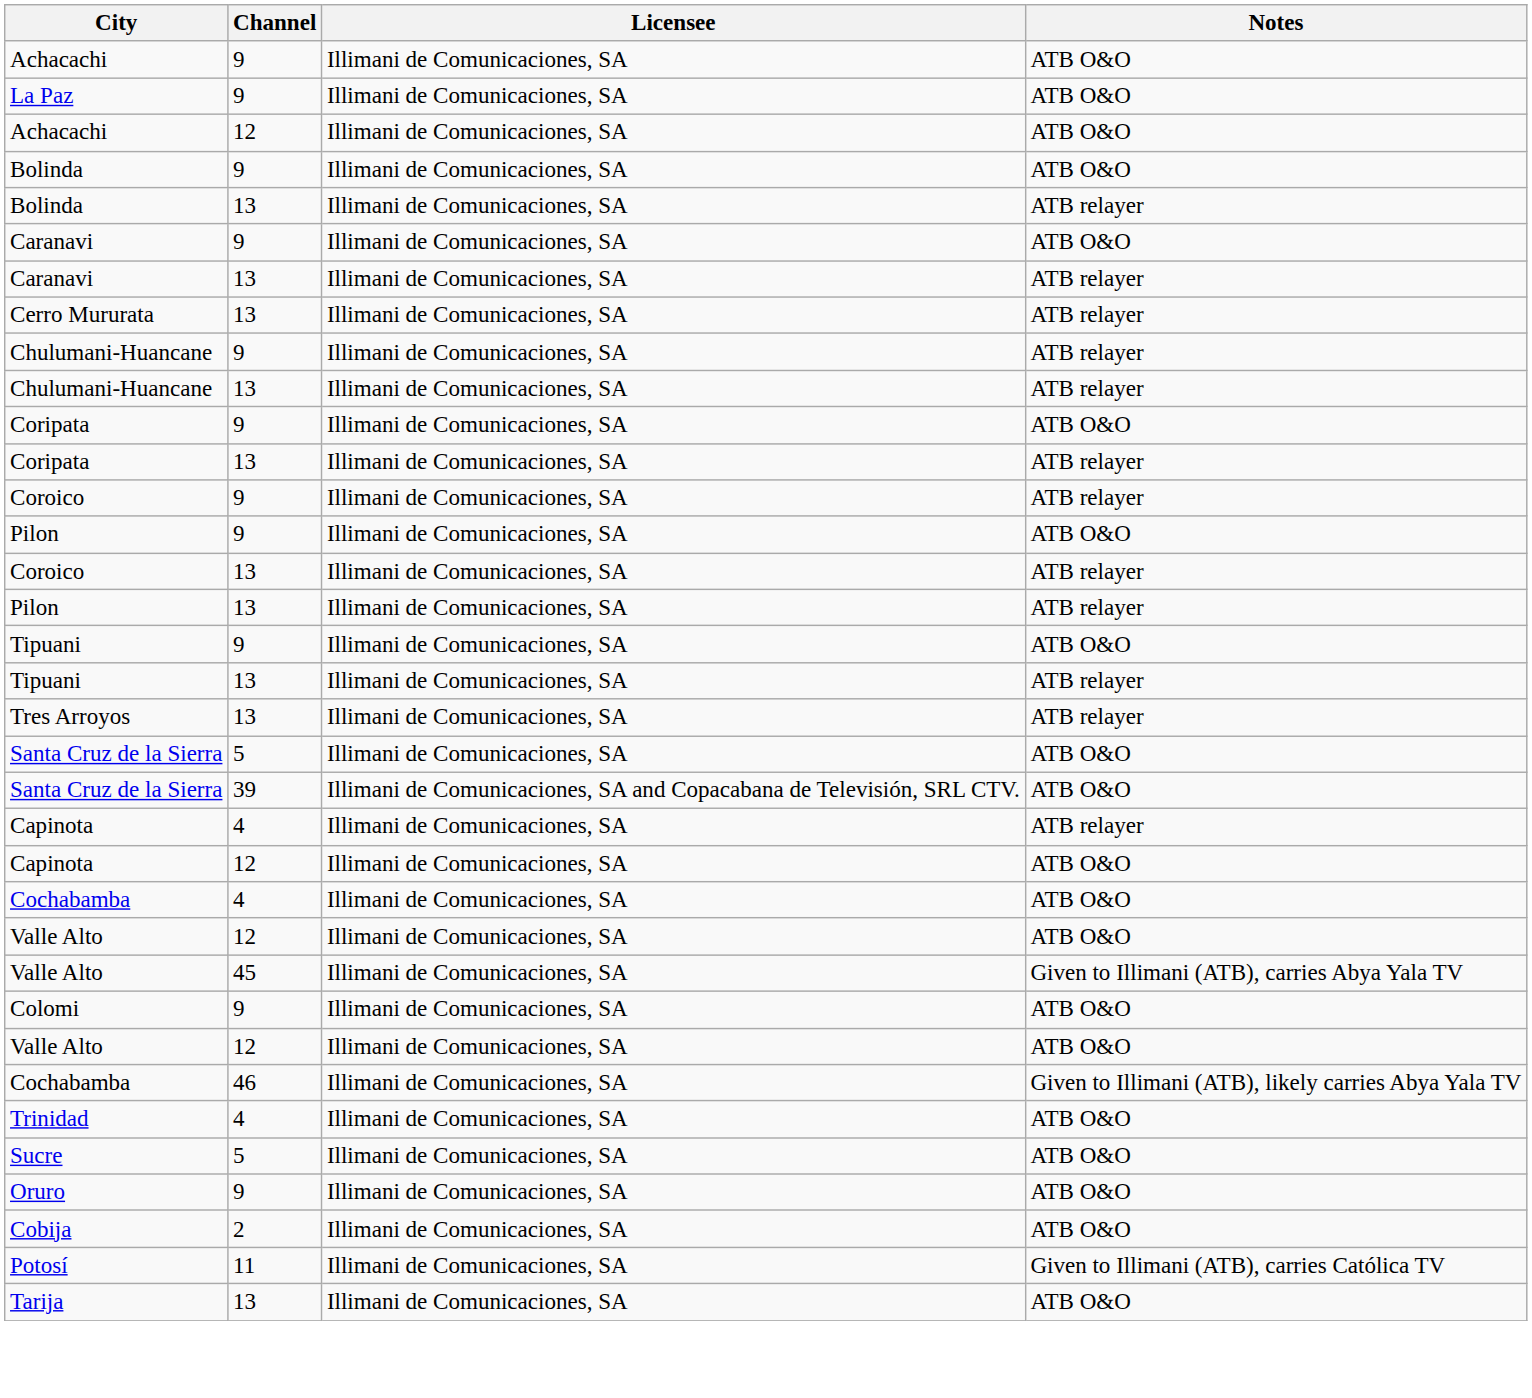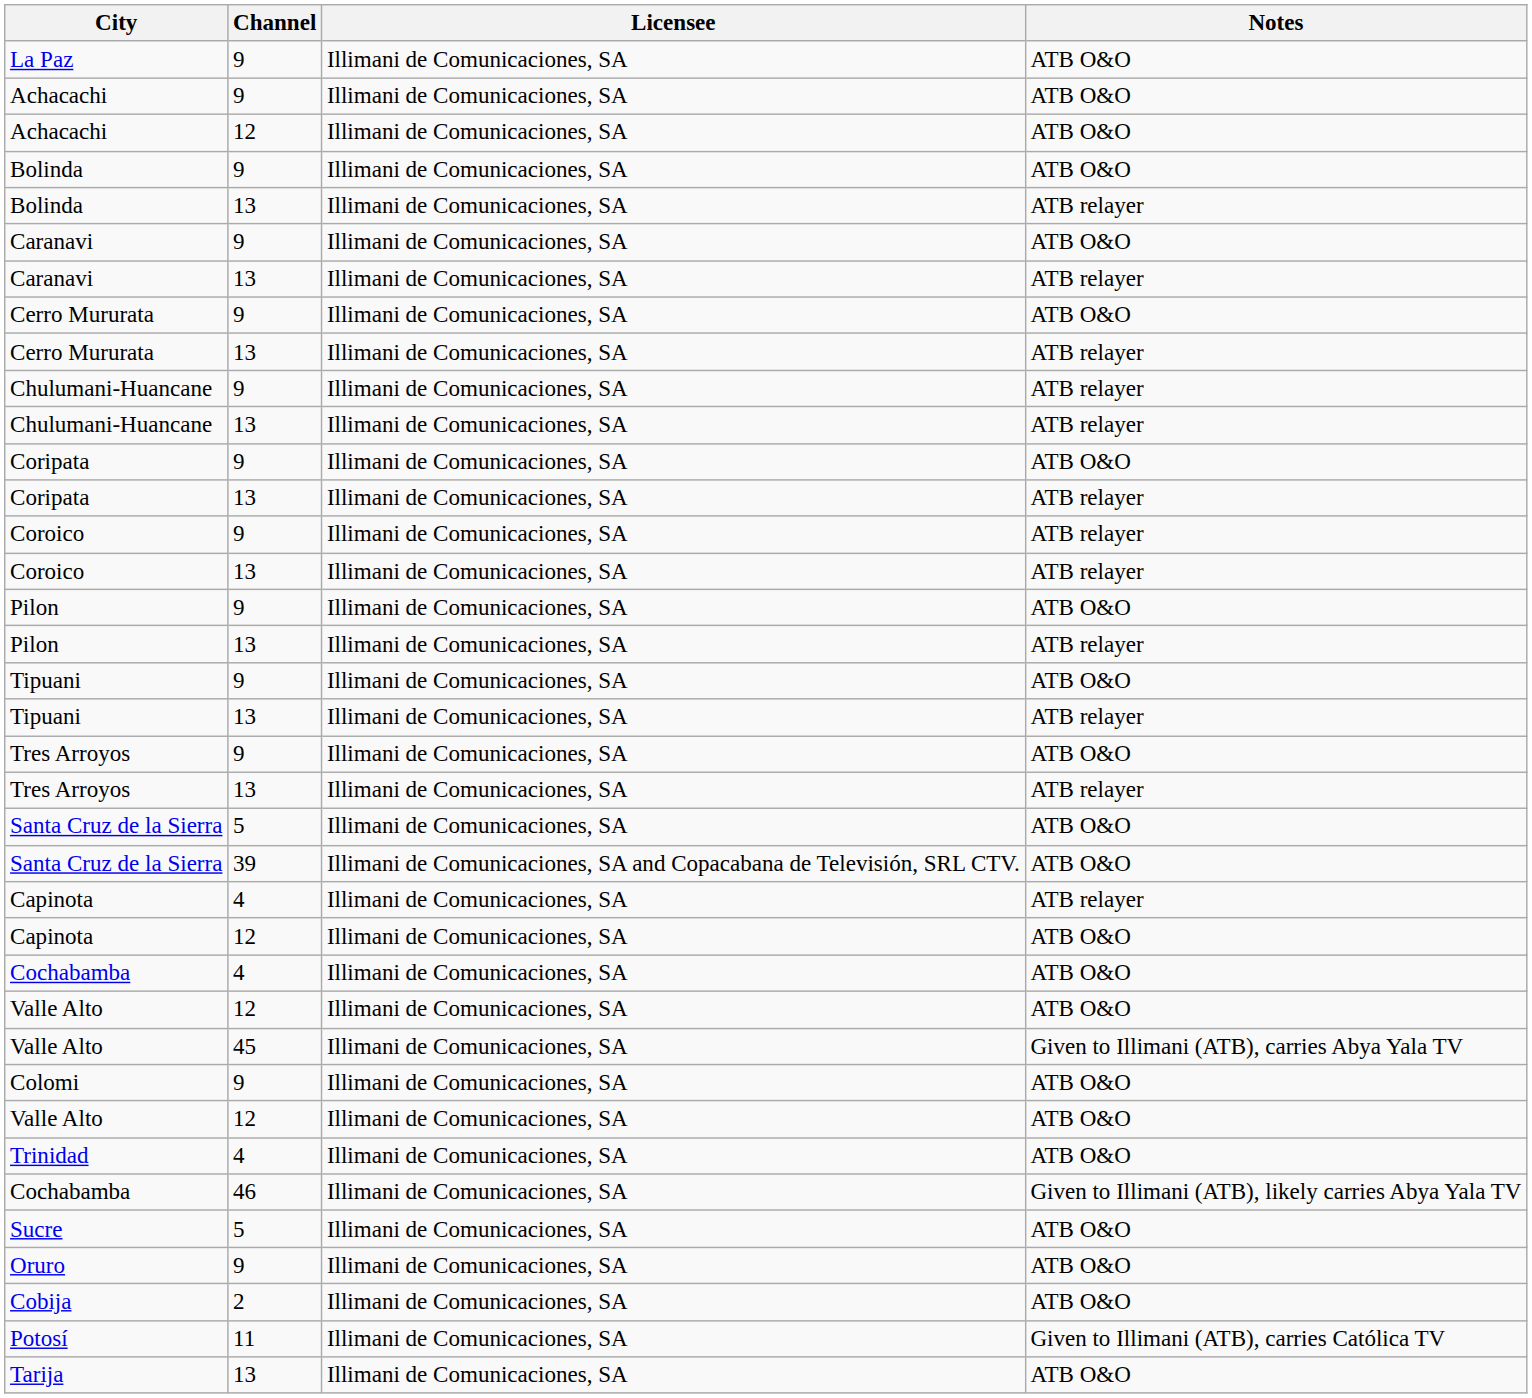rows swapped: (42, 95) <-> (59, 59)
+ row: (82, 315)
rows swapped: (47, 570) <-> (34, 534)
+ row: (70, 753)
rows swapped: (70, 1082) <-> (49, 1118)
